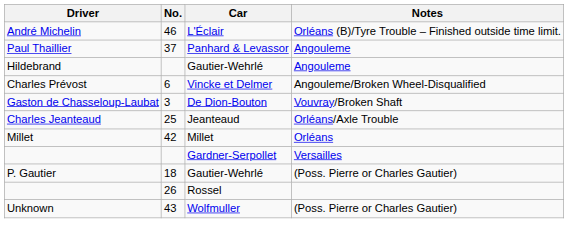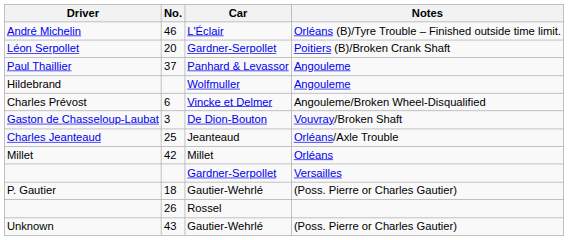+ row: (43, 48)
(225, 66) Gautier-Wehrlé -> (214, 84) Wolfmuller
(214, 208) Wolfmuller -> (225, 226) Gautier-Wehrlé
